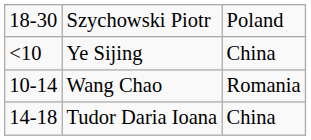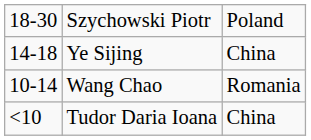(25, 53) <10 -> (33, 53) 14-18
(33, 118) 14-18 -> (25, 118) <10
